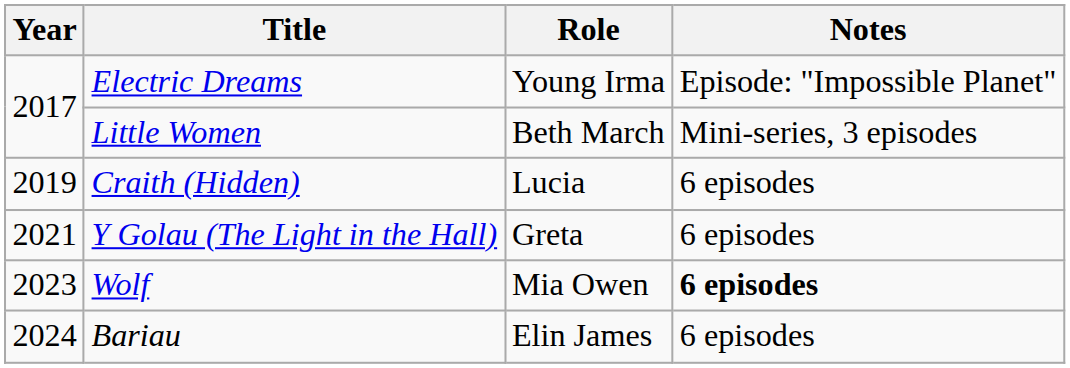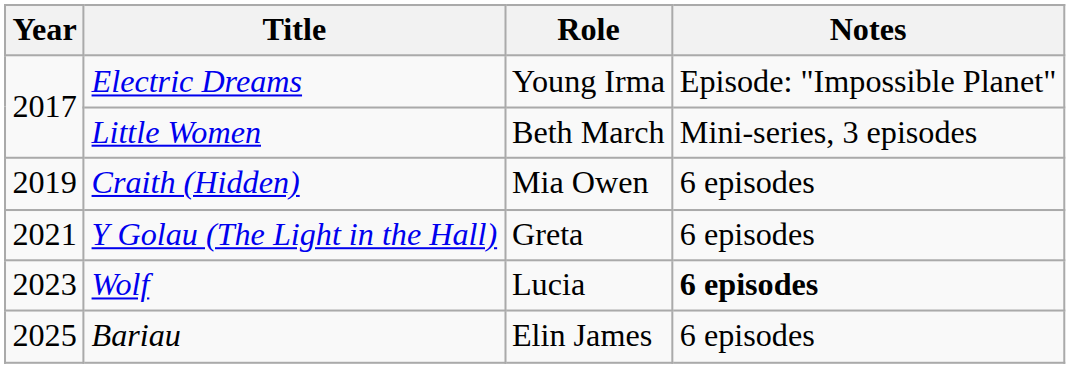(549, 183) Lucia -> (580, 183) Mia Owen
(580, 285) Mia Owen -> (549, 285) Lucia
(45, 336) 2024 -> (45, 336) 2025
